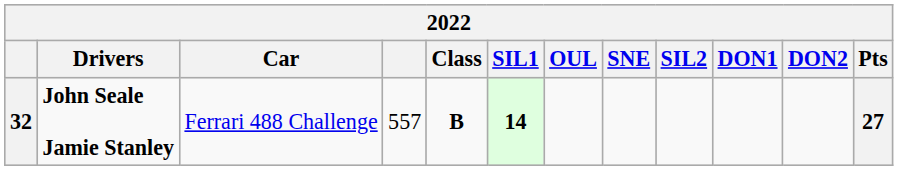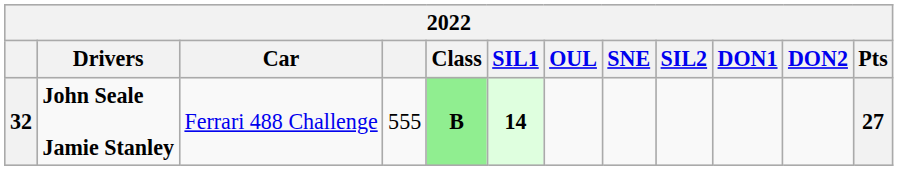(405, 120) 557 -> (405, 120) 555
(457, 120) no background -> (457, 120) lightgreen background
